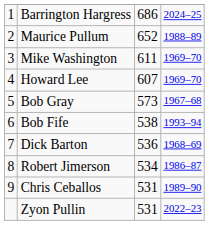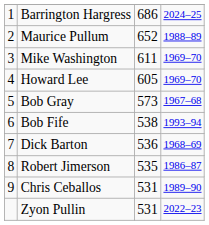(148, 79) 607 -> (148, 79) 605
(148, 166) 534 -> (148, 166) 535
